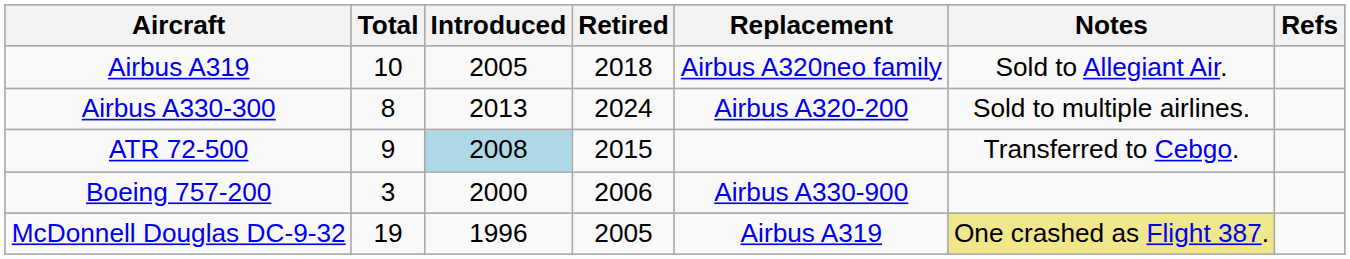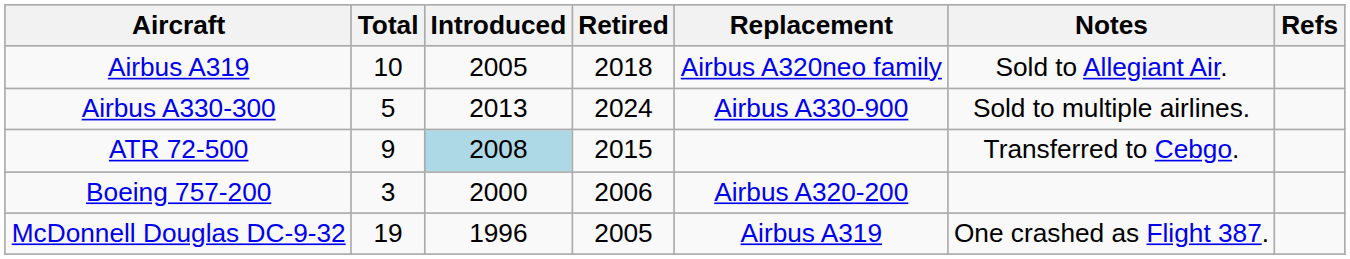(388, 108) 8 -> (388, 108) 5
(811, 108) Airbus A320-200 -> (811, 108) Airbus A330-900
(811, 191) Airbus A330-900 -> (811, 191) Airbus A320-200
(1112, 233) khaki background -> (1112, 233) no background
